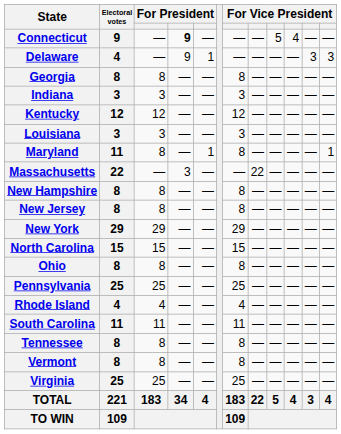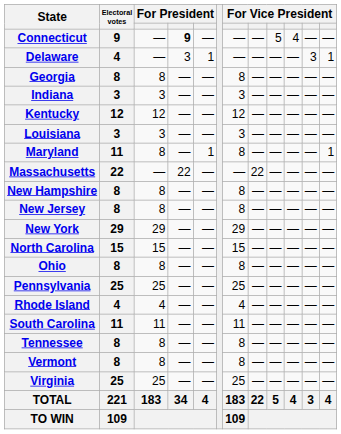(187, 57) 9 -> (187, 57) 3
(331, 57) 3 -> (331, 57) 1
(187, 171) 3 -> (184, 171) 22
